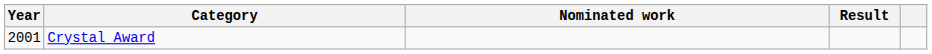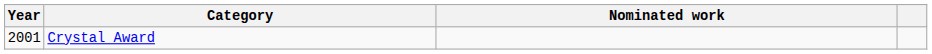- column: (864, 16)
